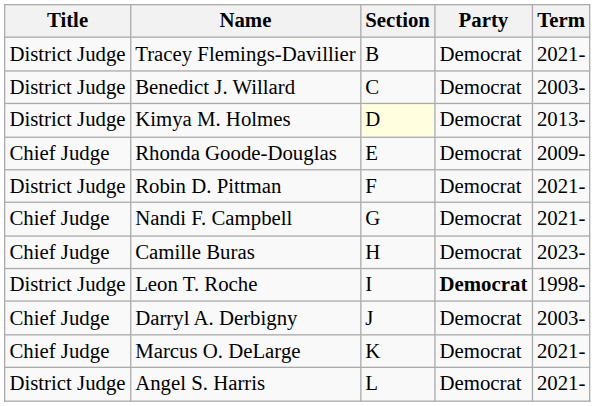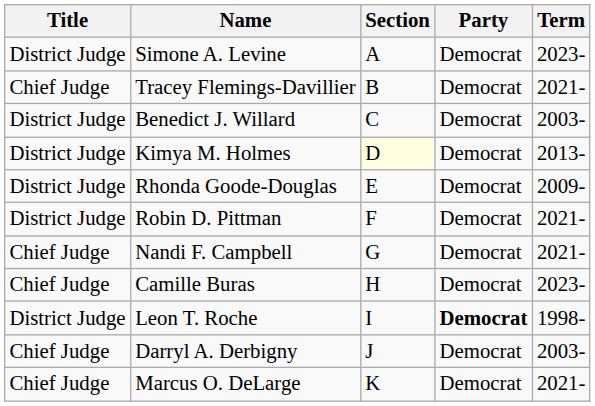+ row: (211, 53)
(68, 53) District Judge -> (59, 86) Chief Judge
(59, 152) Chief Judge -> (68, 185) District Judge
- row: (200, 383)
